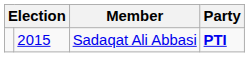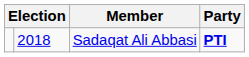(34, 39) 2015 -> (34, 39) 2018
